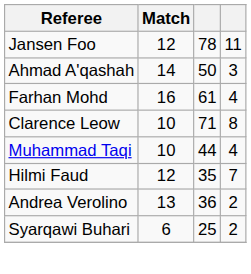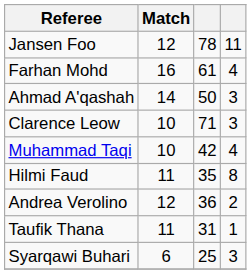rows swapped: (58, 97) <-> (71, 71)
(233, 124) 8 -> (233, 124) 3
(207, 150) 44 -> (207, 150) 42
(166, 177) 12 -> (166, 177) 11
(233, 177) 7 -> (233, 177) 8
(166, 203) 13 -> (166, 203) 12
+ row: (56, 229)
(233, 229) 2 -> (233, 256) 3
